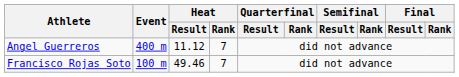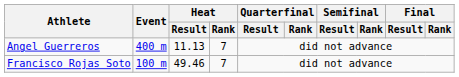(189, 46) 11.12 -> (189, 46) 11.13
